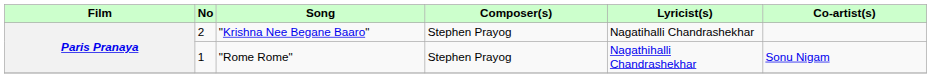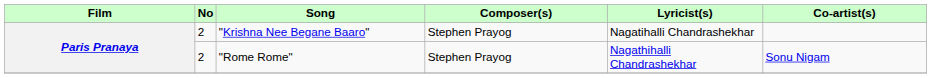(201, 57) 1 -> (201, 57) 2
